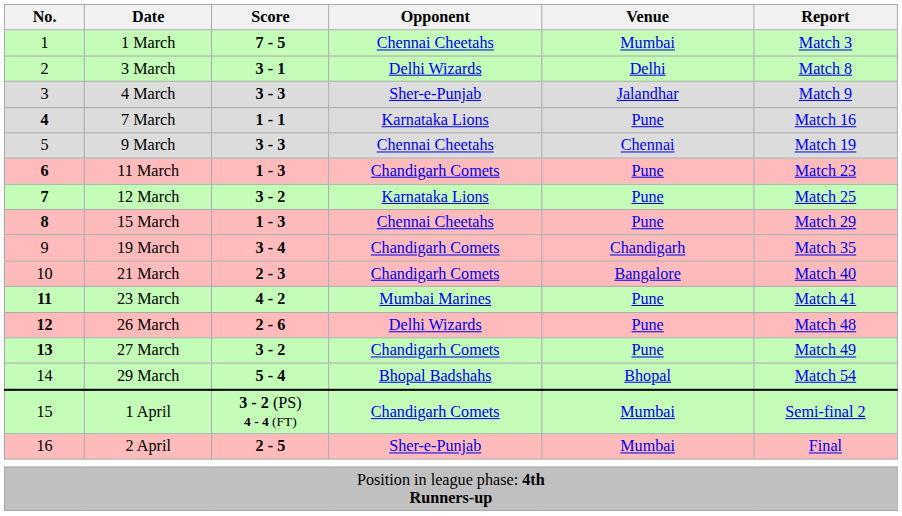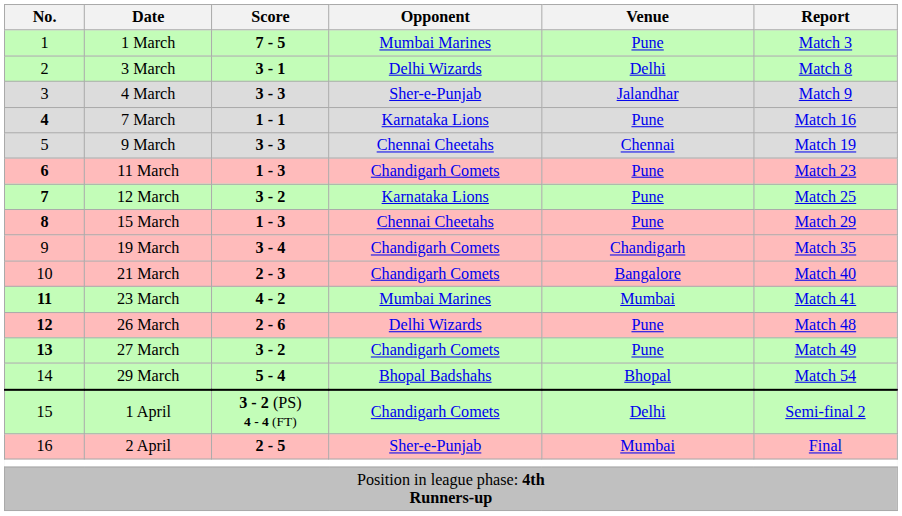(435, 42) Chennai Cheetahs -> (435, 42) Mumbai Marines
(648, 42) Mumbai -> (648, 42) Pune
(648, 299) Pune -> (648, 299) Mumbai
(648, 411) Mumbai -> (648, 411) Delhi
